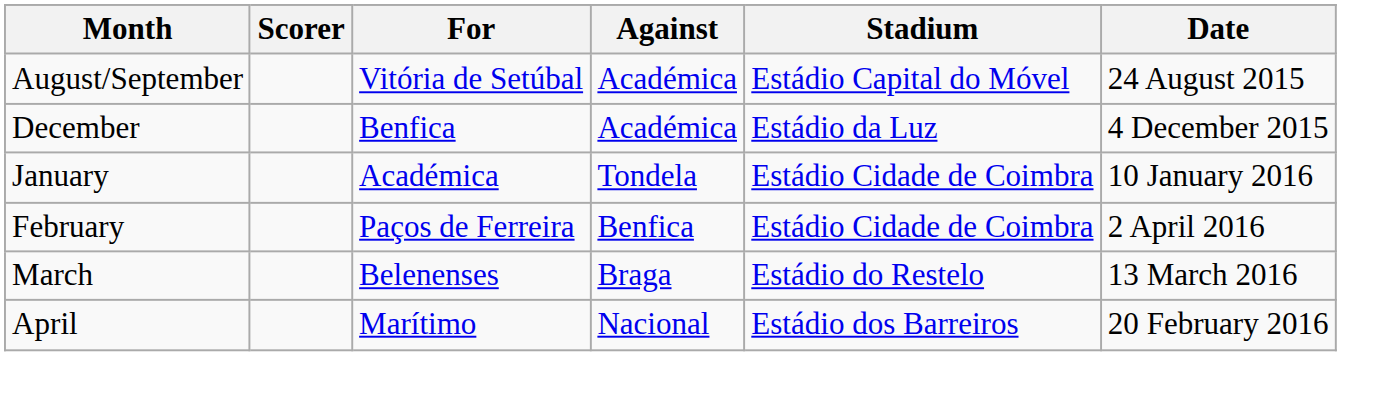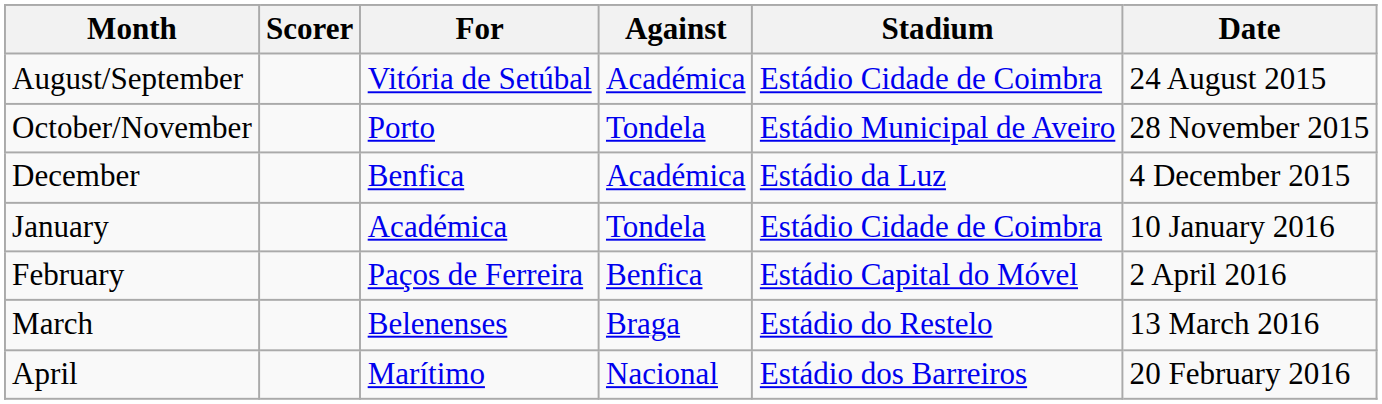(910, 78) Estádio Capital do Móvel -> (931, 78) Estádio Cidade de Coimbra
+ row: (132, 127)
(922, 226) Estádio Cidade de Coimbra -> (919, 275) Estádio Capital do Móvel
